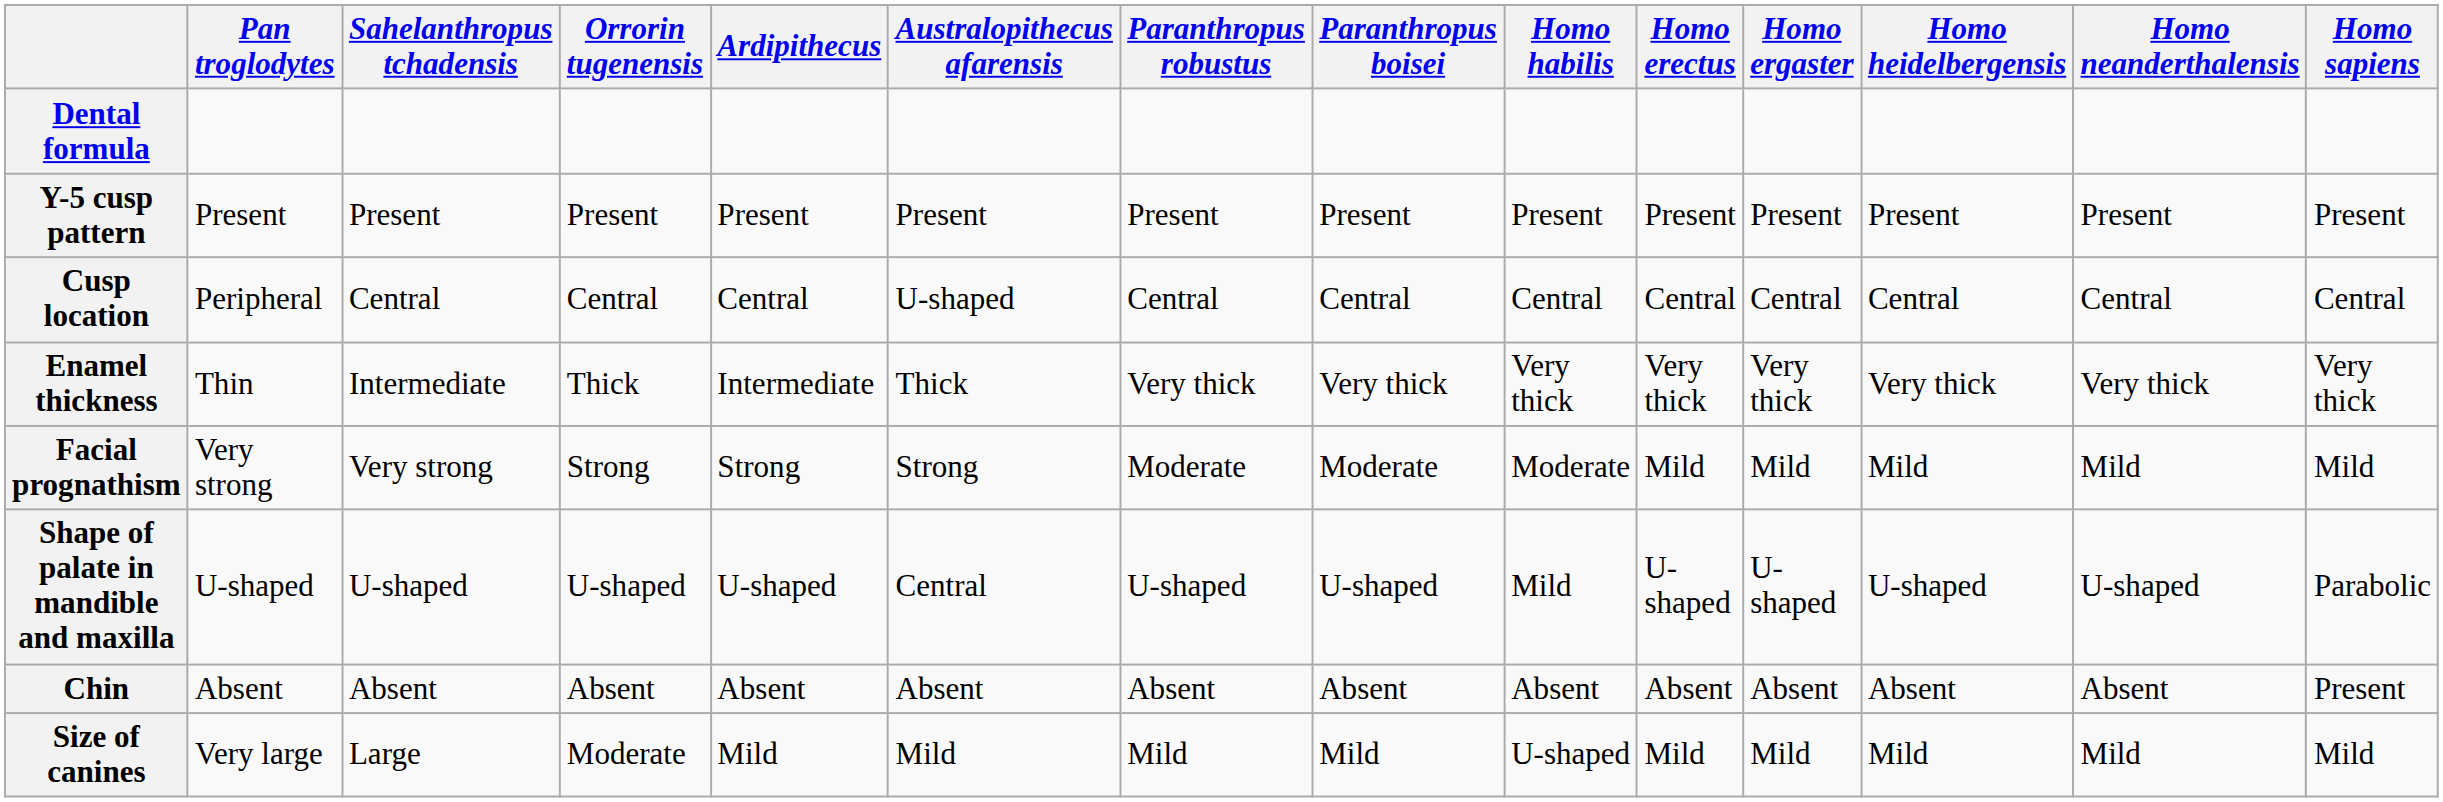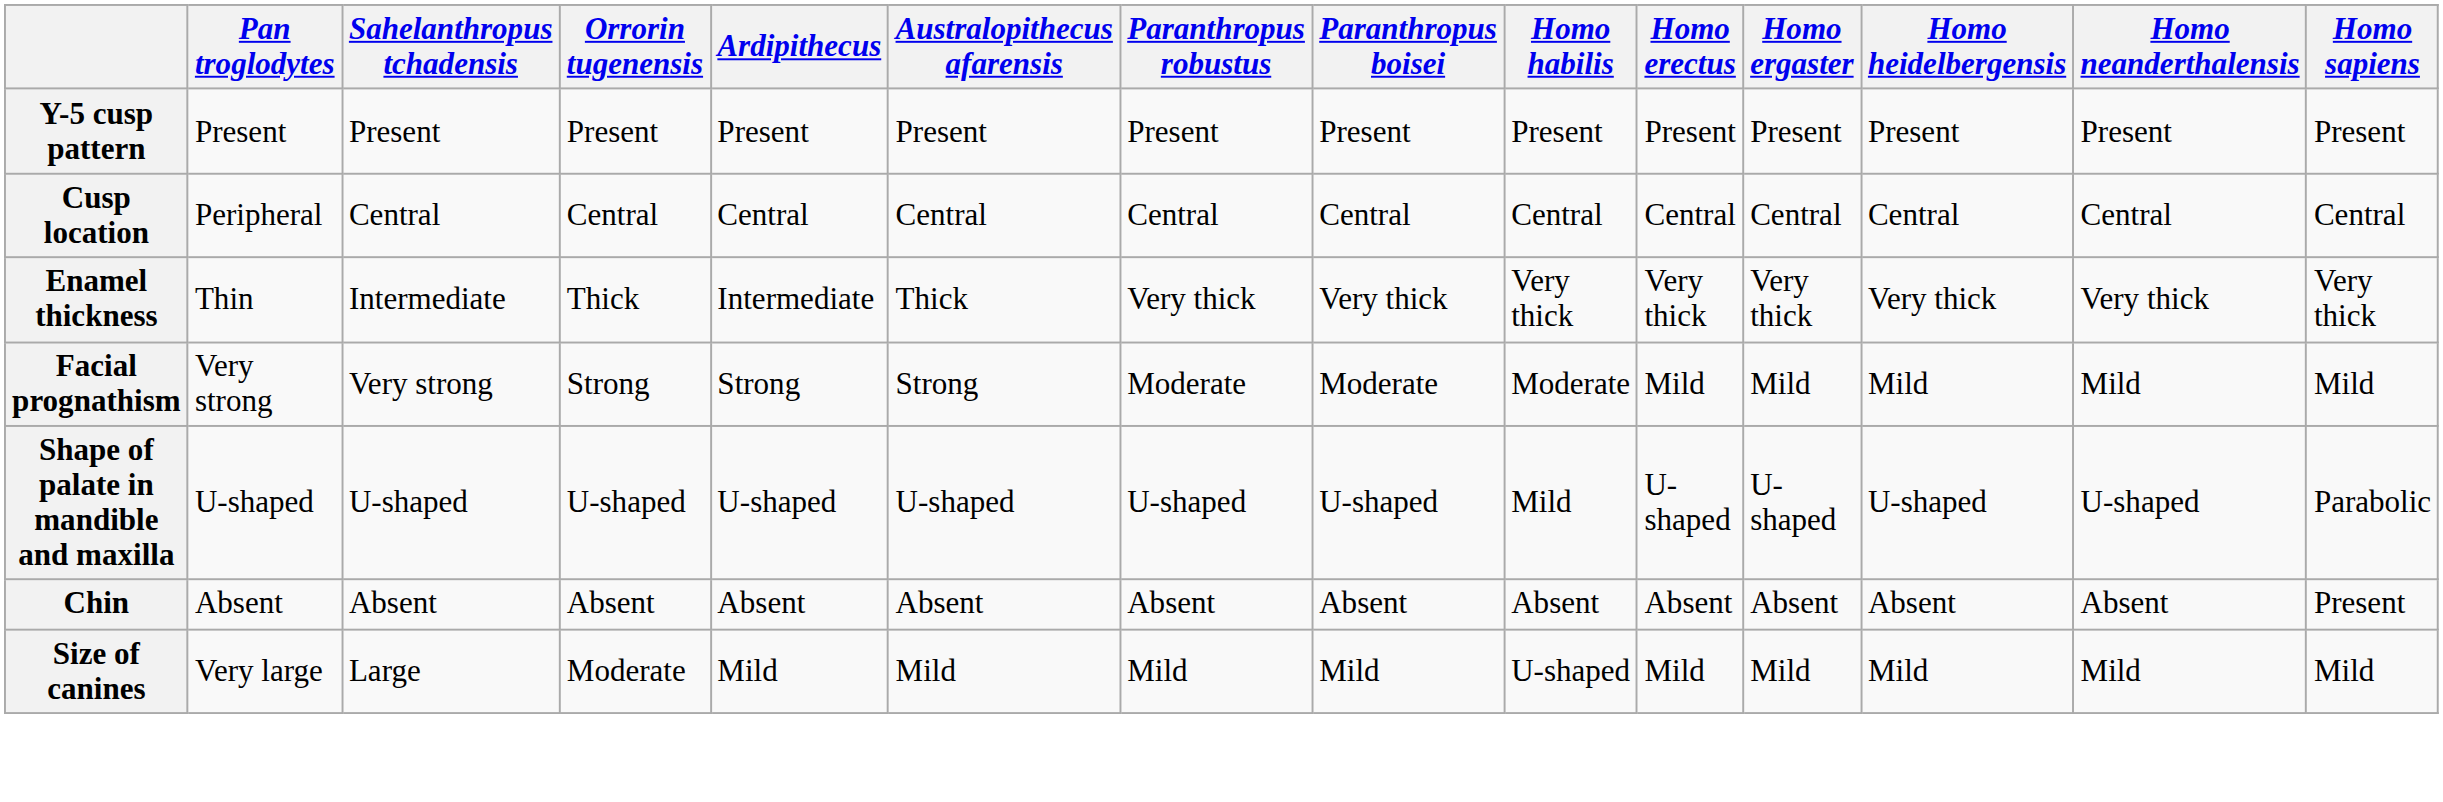- row: (96, 130)
(955, 299) U-shaped -> (941, 214) Central
(941, 586) Central -> (955, 502) U-shaped
